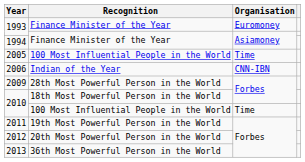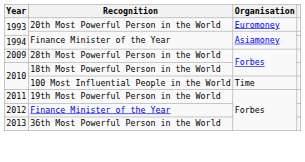(100, 25) Finance Minister of the Year -> (125, 25) 20th Most Powerful Person in the World
- row: (16, 56)
- row: (16, 69)
(125, 137) 20th Most Powerful Person in the World -> (100, 110) Finance Minister of the Year
